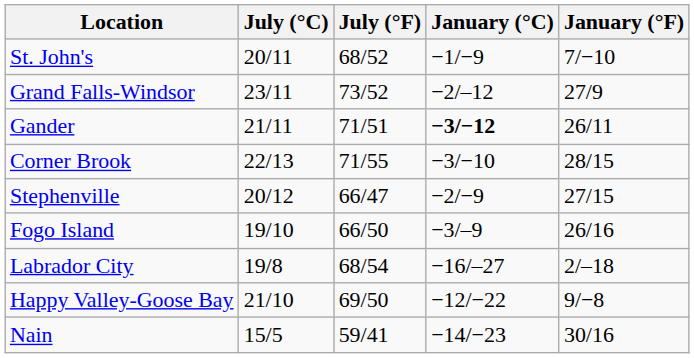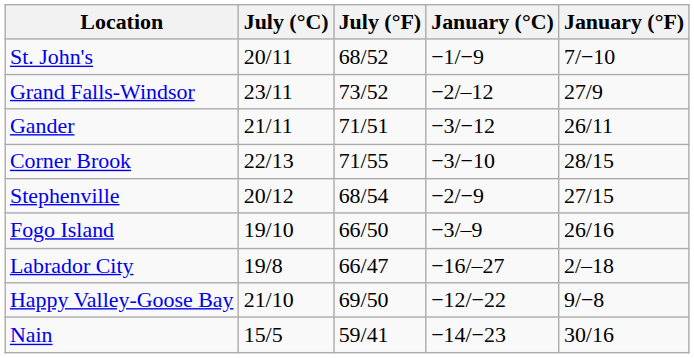(463, 126) bold -> (463, 126) normal
(364, 195) 66/47 -> (364, 195) 68/54
(364, 265) 68/54 -> (364, 265) 66/47
